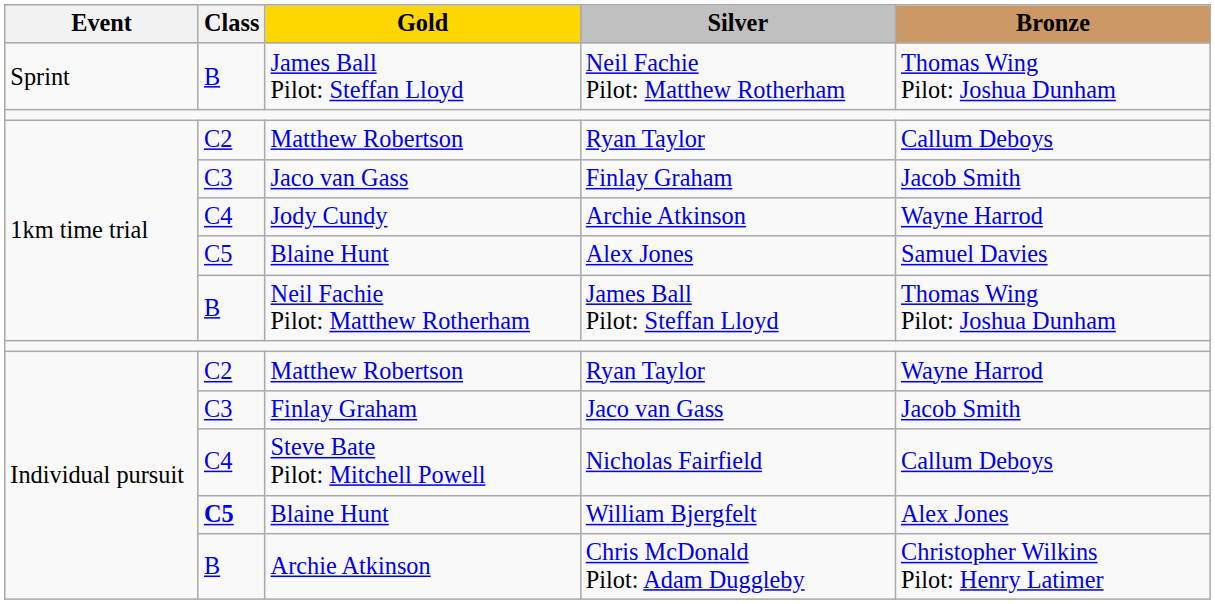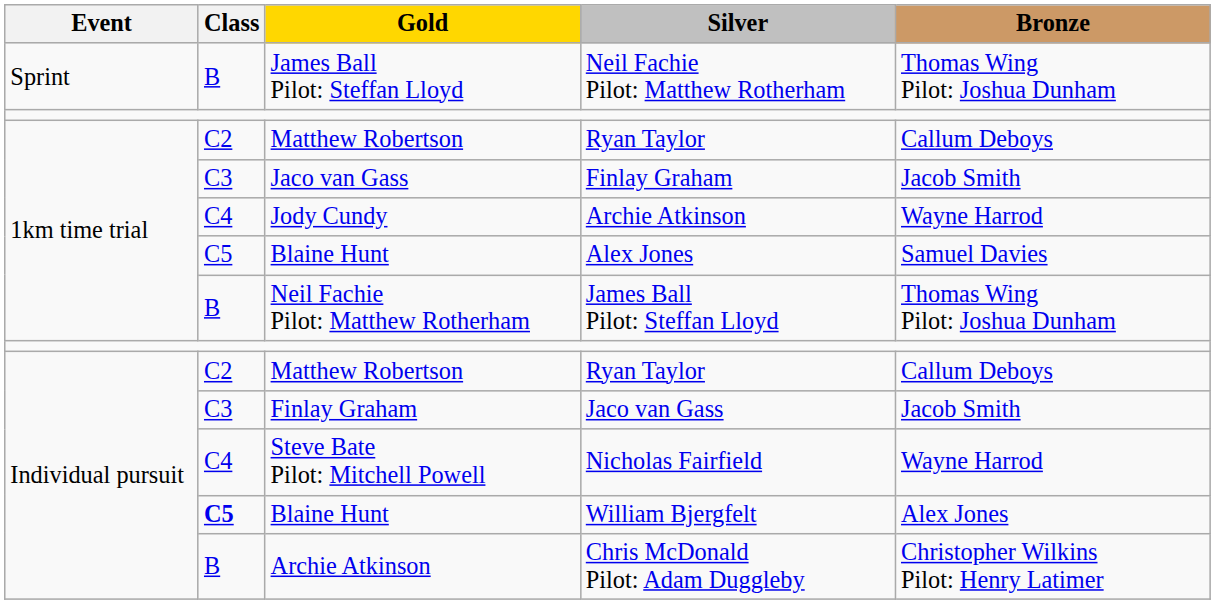(972, 370) Wayne Harrod -> (977, 370) Callum Deboys
(977, 461) Callum Deboys -> (972, 461) Wayne Harrod
